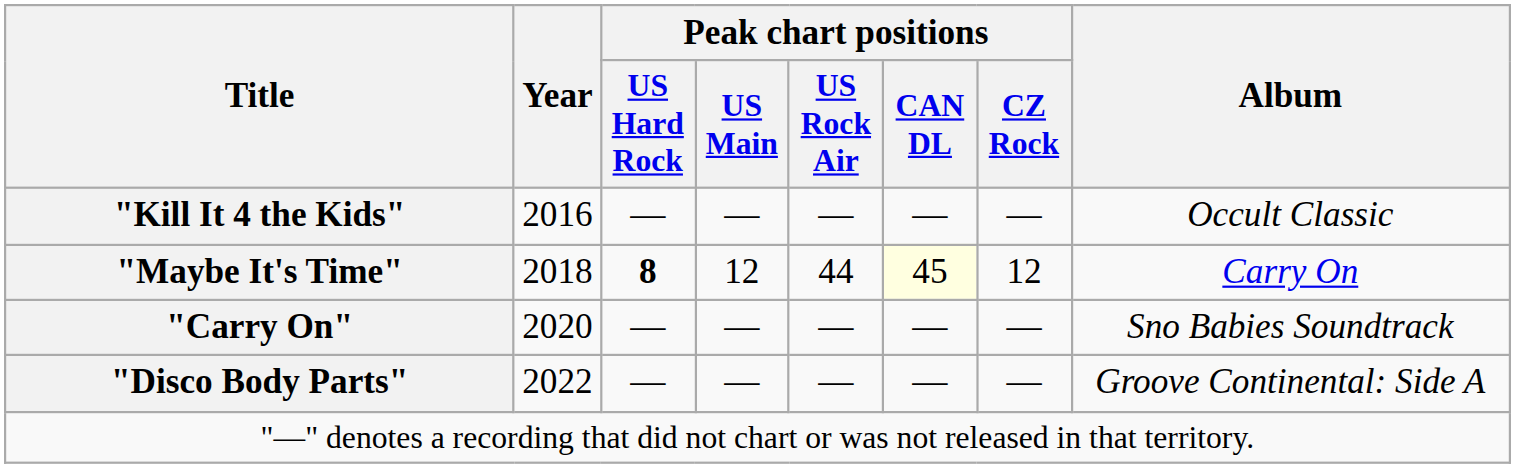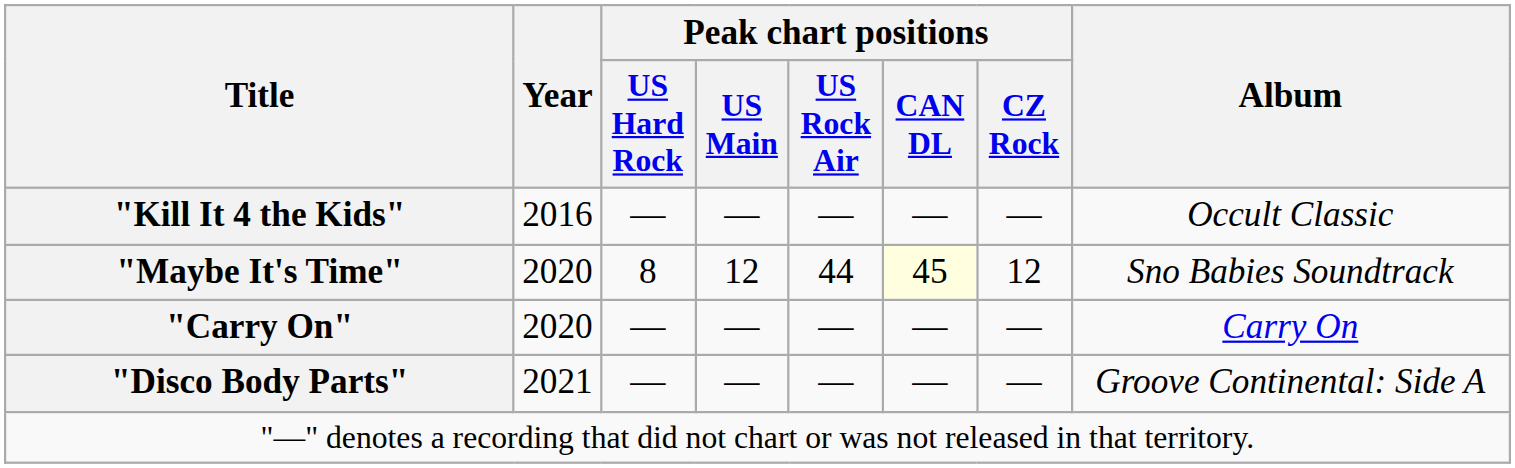(557, 271) 2018 -> (557, 271) 2020
(648, 271) bold -> (648, 271) normal
(1290, 271) Carry On -> (1290, 271) Sno Babies Soundtrack
(1290, 326) Sno Babies Soundtrack -> (1290, 326) Carry On
(557, 382) 2022 -> (557, 382) 2021
